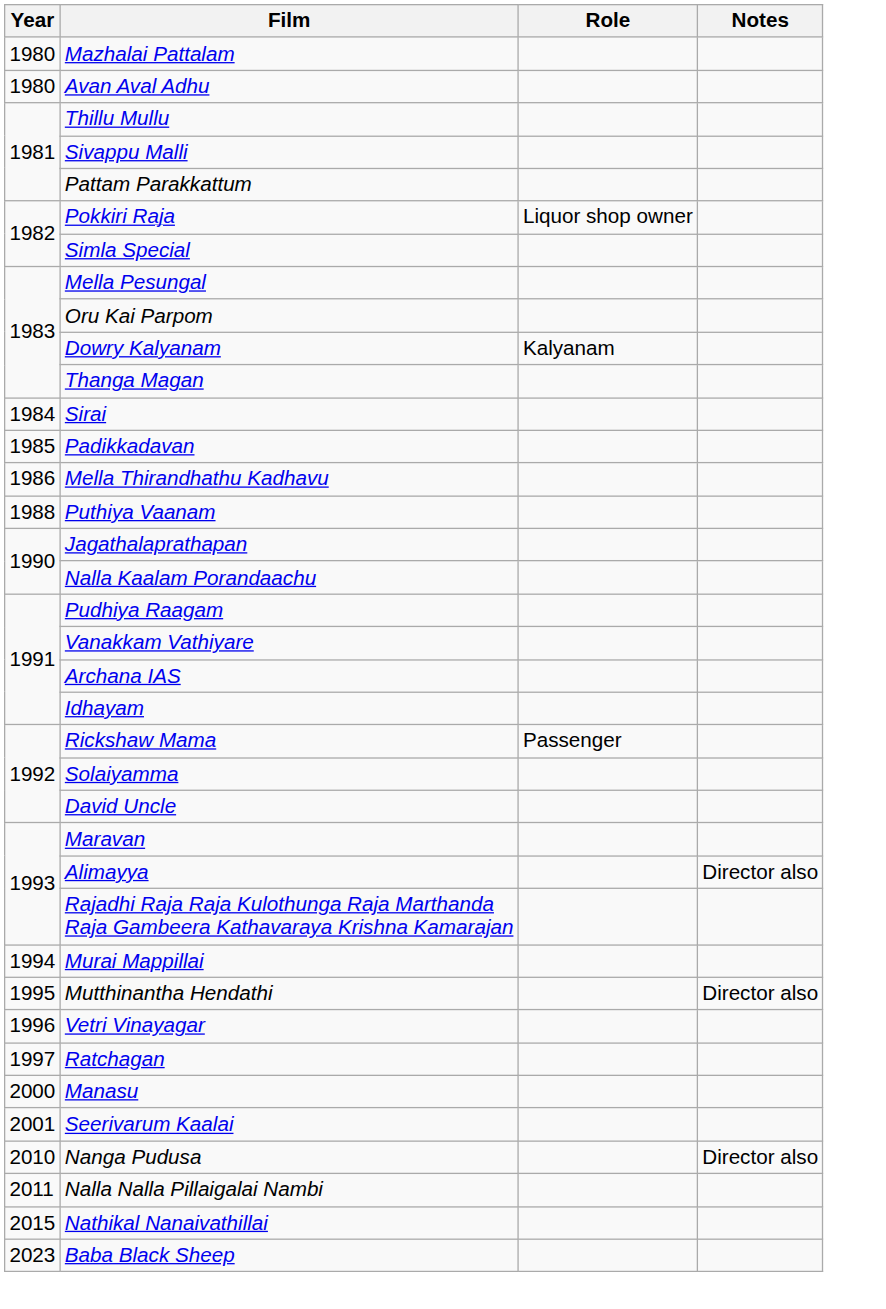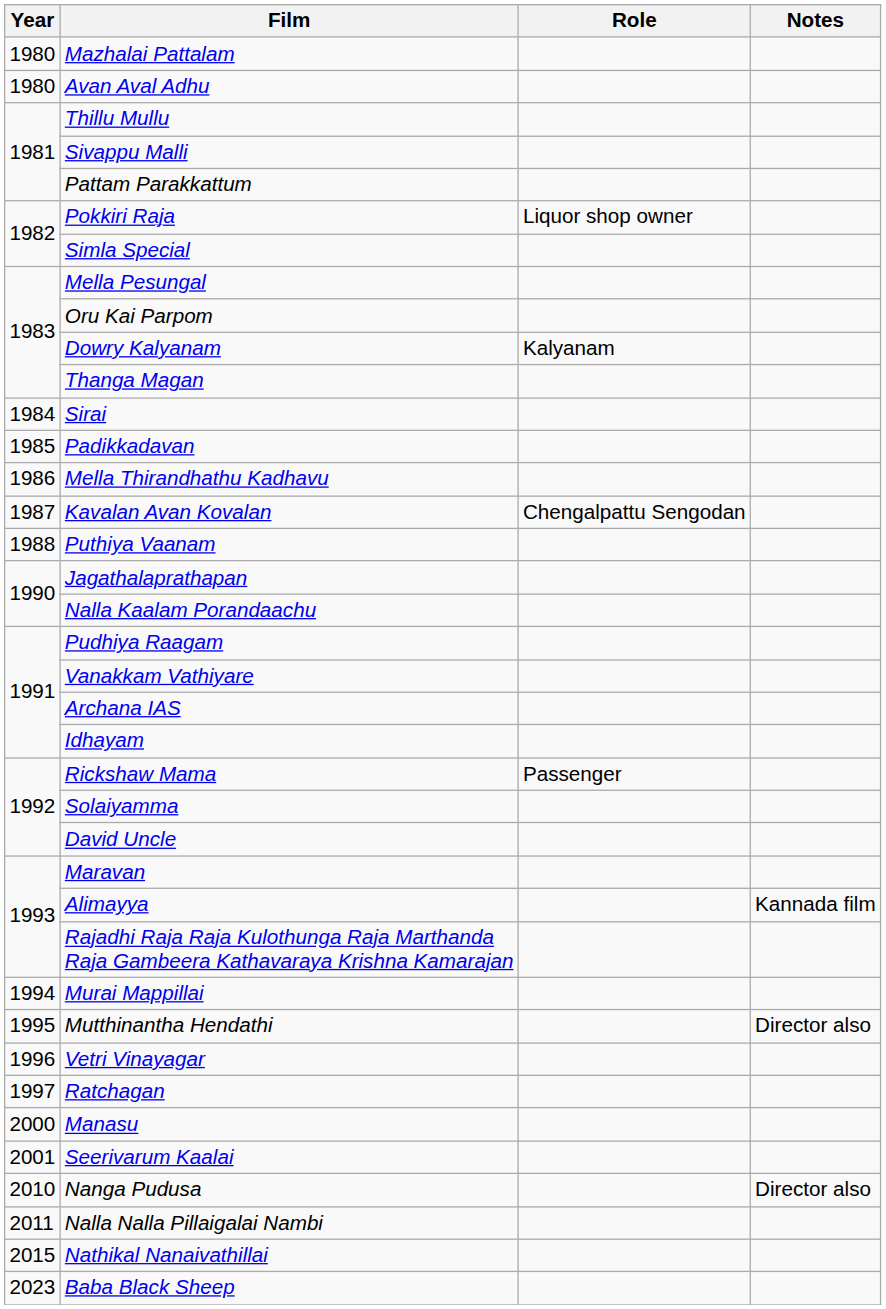+ row: (168, 511)
(760, 871) Director also -> (815, 904) Kannada film
